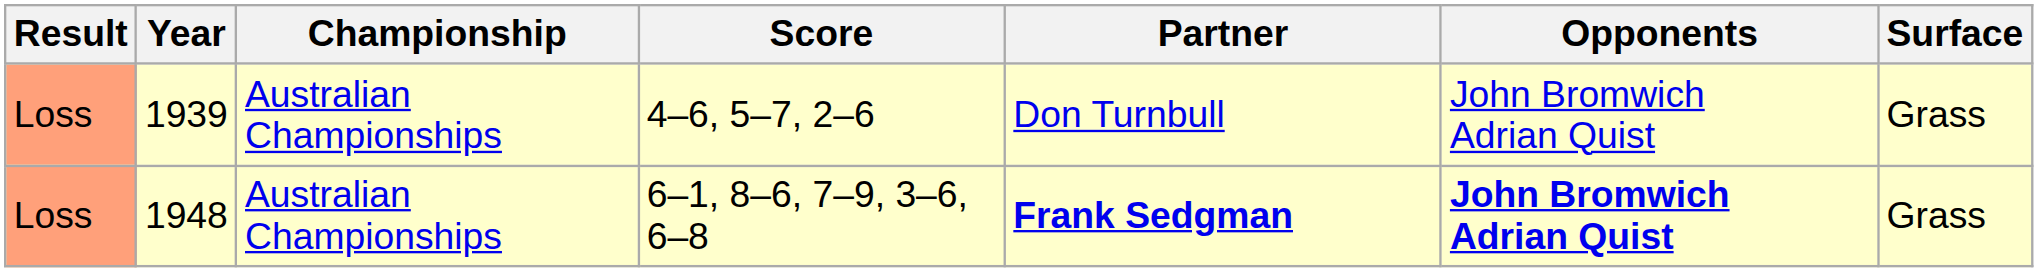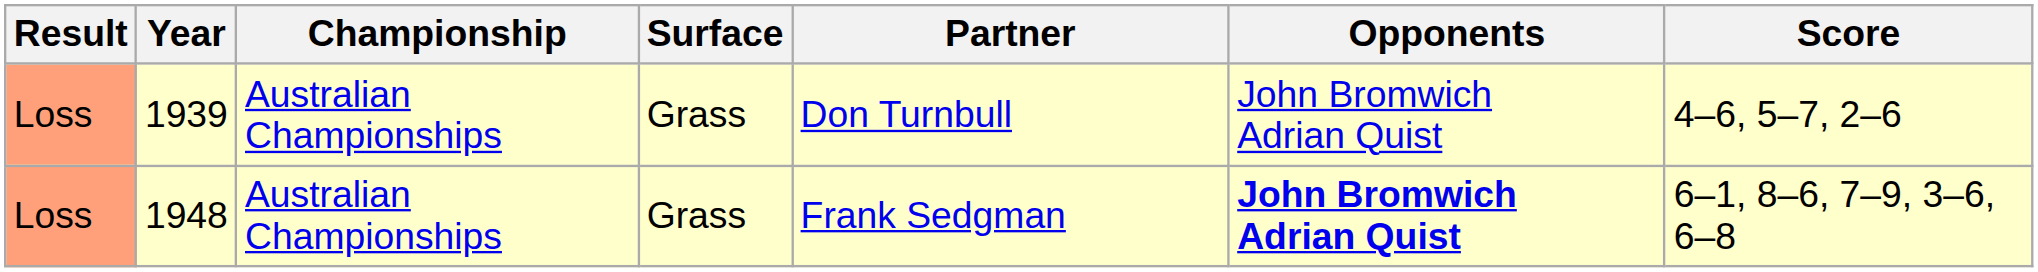columns swapped: (1955, 34) <-> (821, 34)
(1153, 215) bold -> (933, 215) normal
